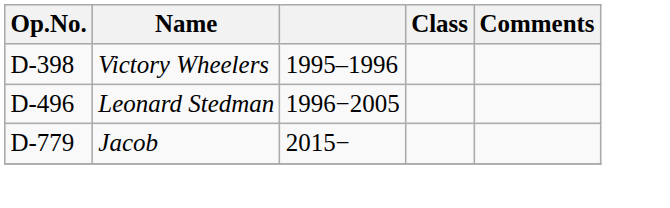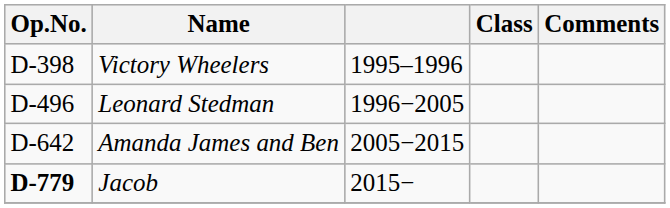+ row: (219, 143)
(42, 143) normal -> (42, 182) bold
